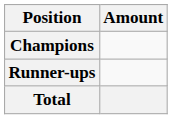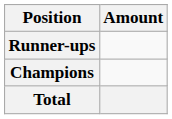rows swapped: (52, 45) <-> (52, 72)
